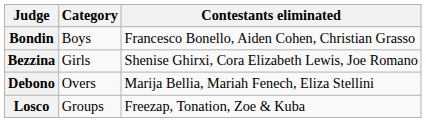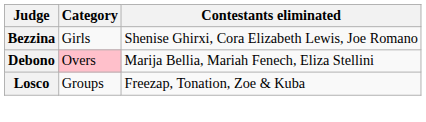- row: (31, 38)
(79, 83) no background -> (79, 60) pink background
